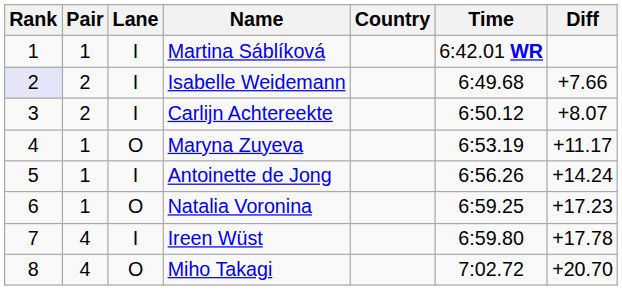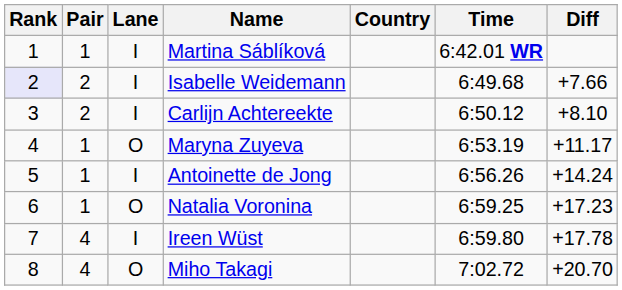(583, 113) +8.07 -> (583, 113) +8.10
